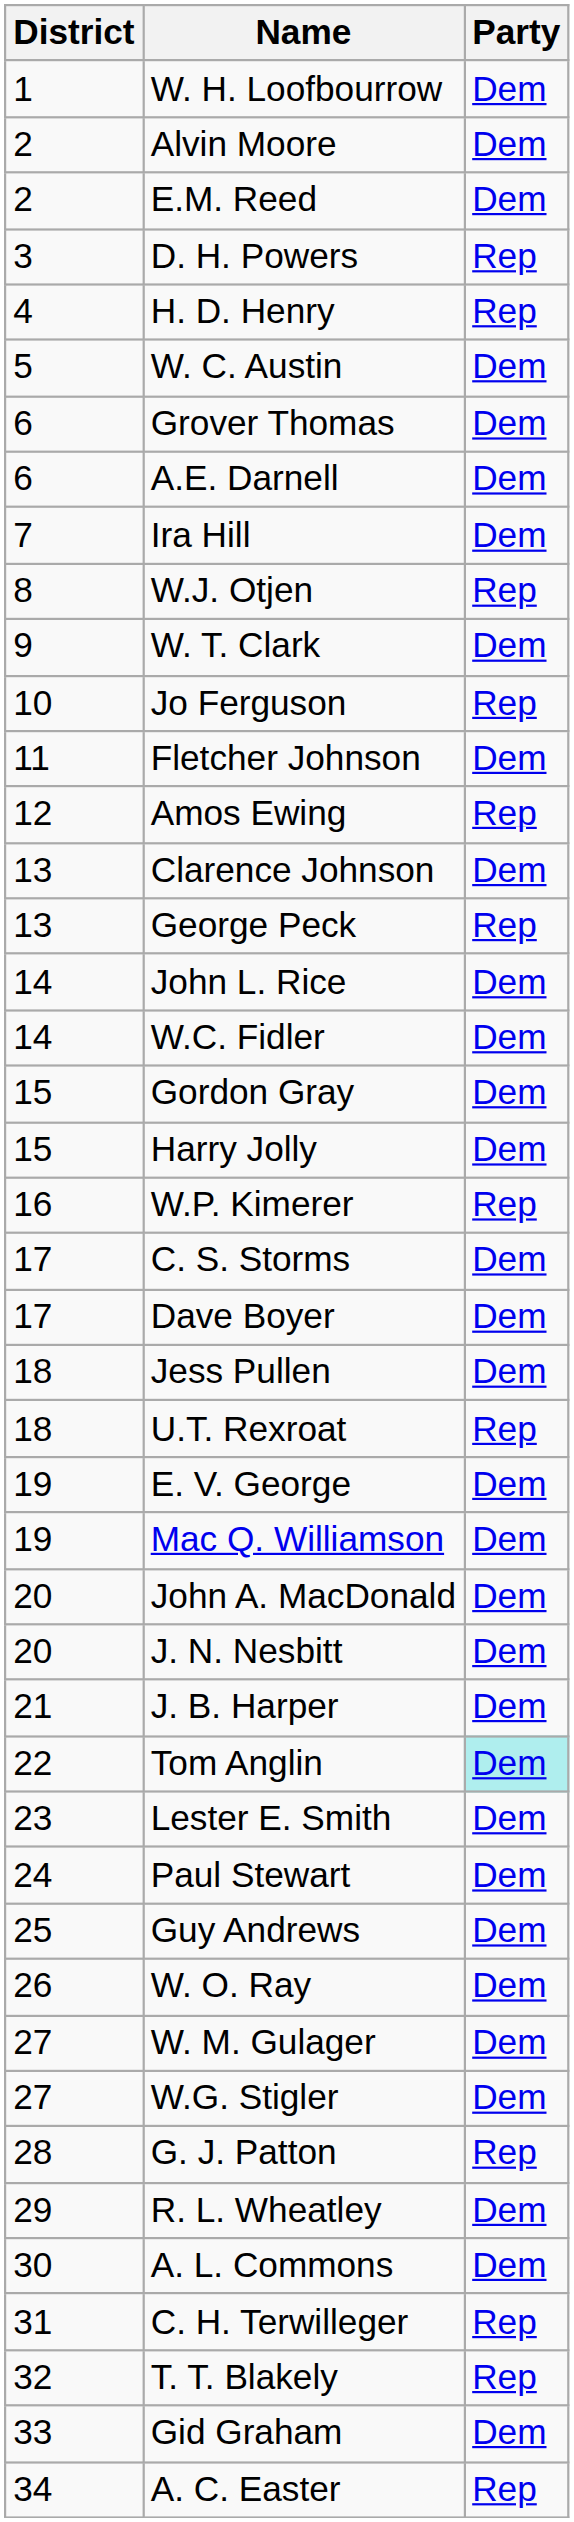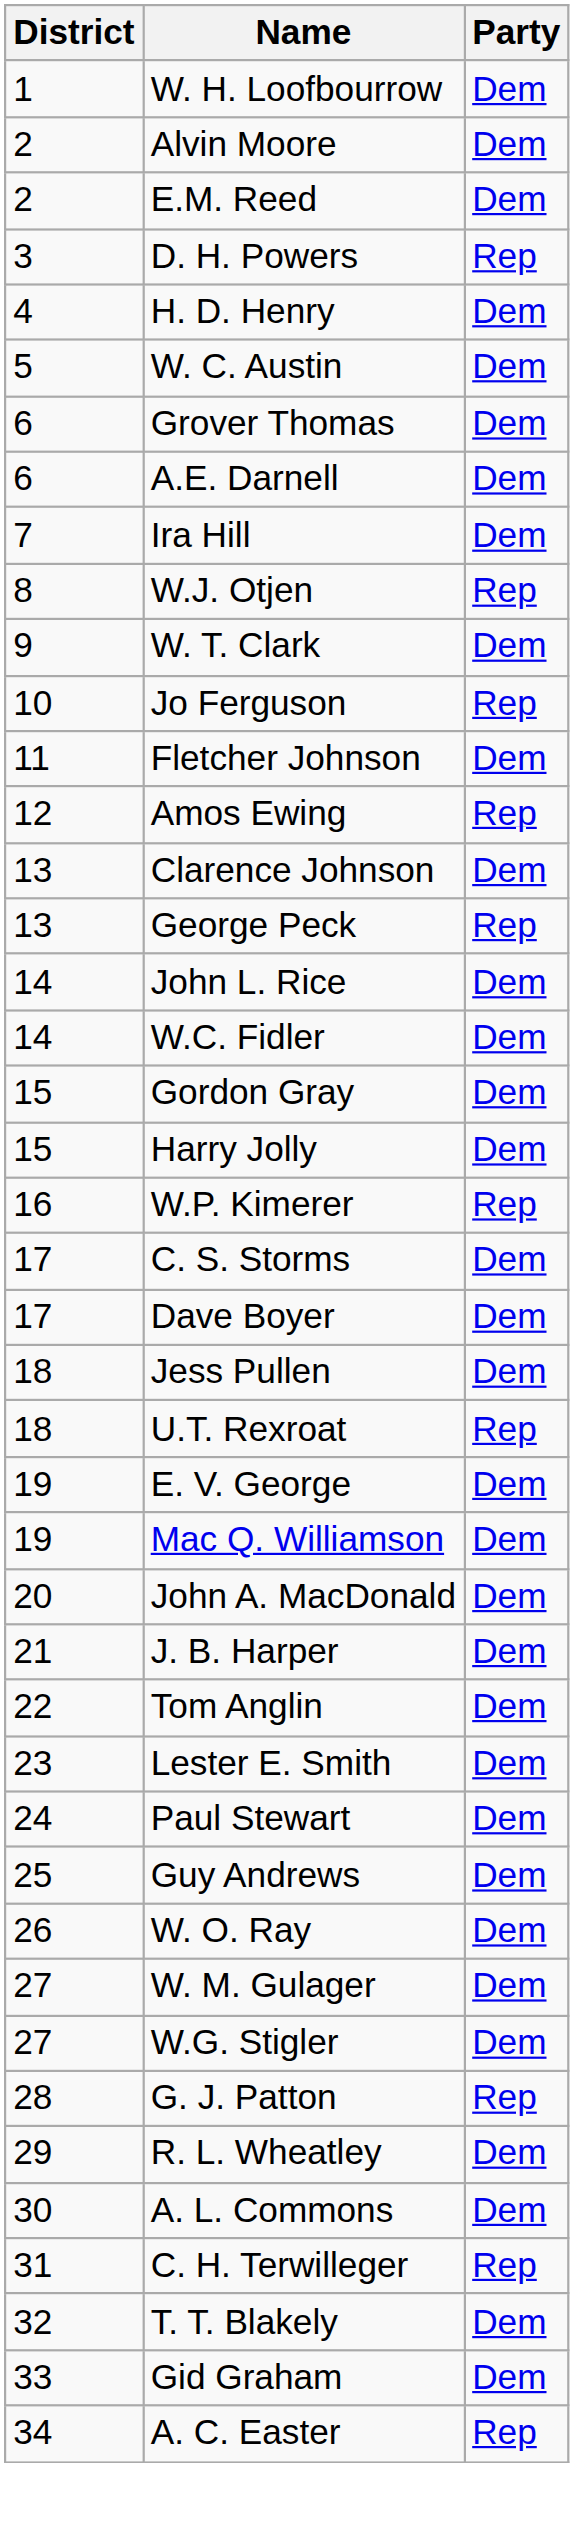(504, 311) Rep -> (509, 311) Dem
- row: (247, 1651)
(509, 1762) paleturquoise background -> (509, 1707) no background
(504, 2377) Rep -> (509, 2321) Dem
